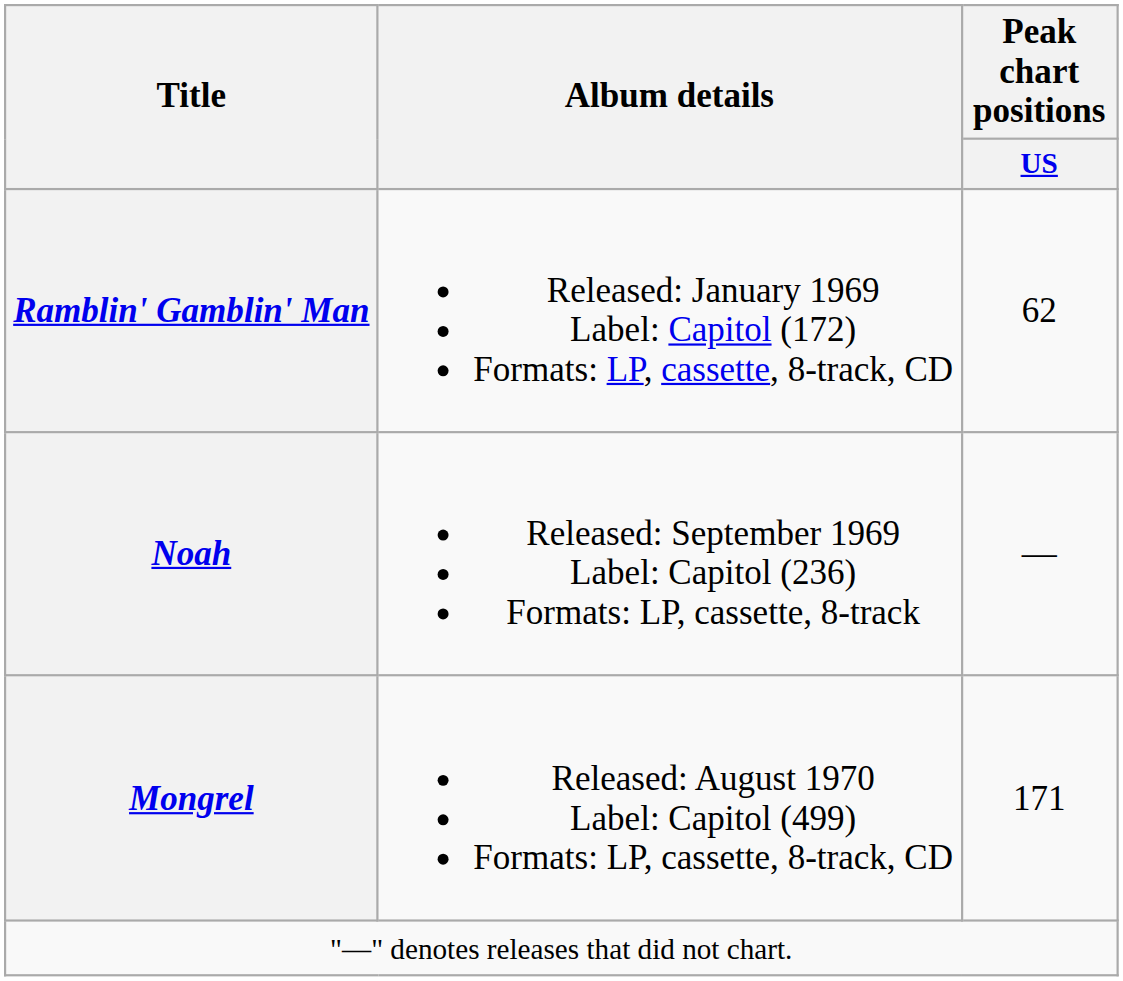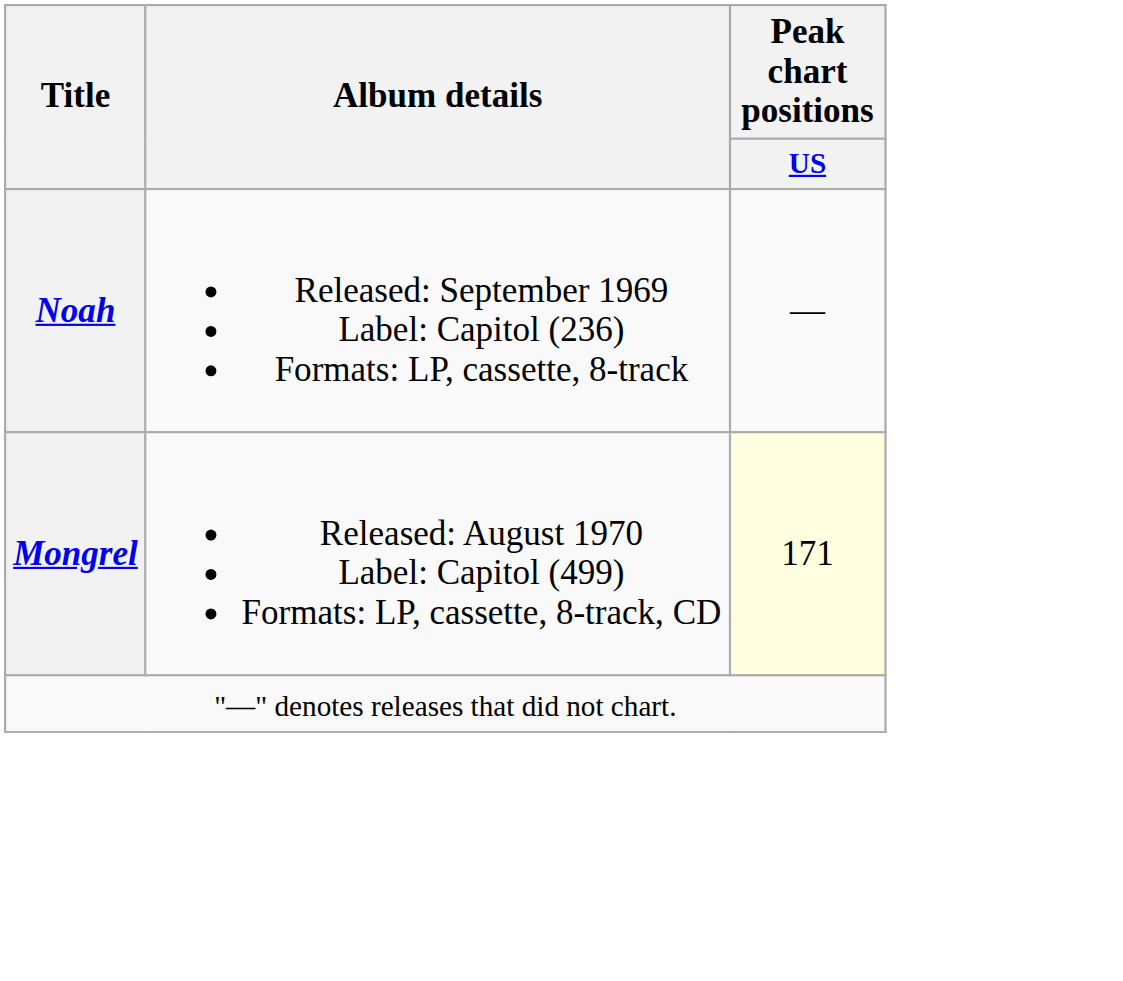- row: (191, 309)
(1039, 797) no background -> (807, 553) lightyellow background
